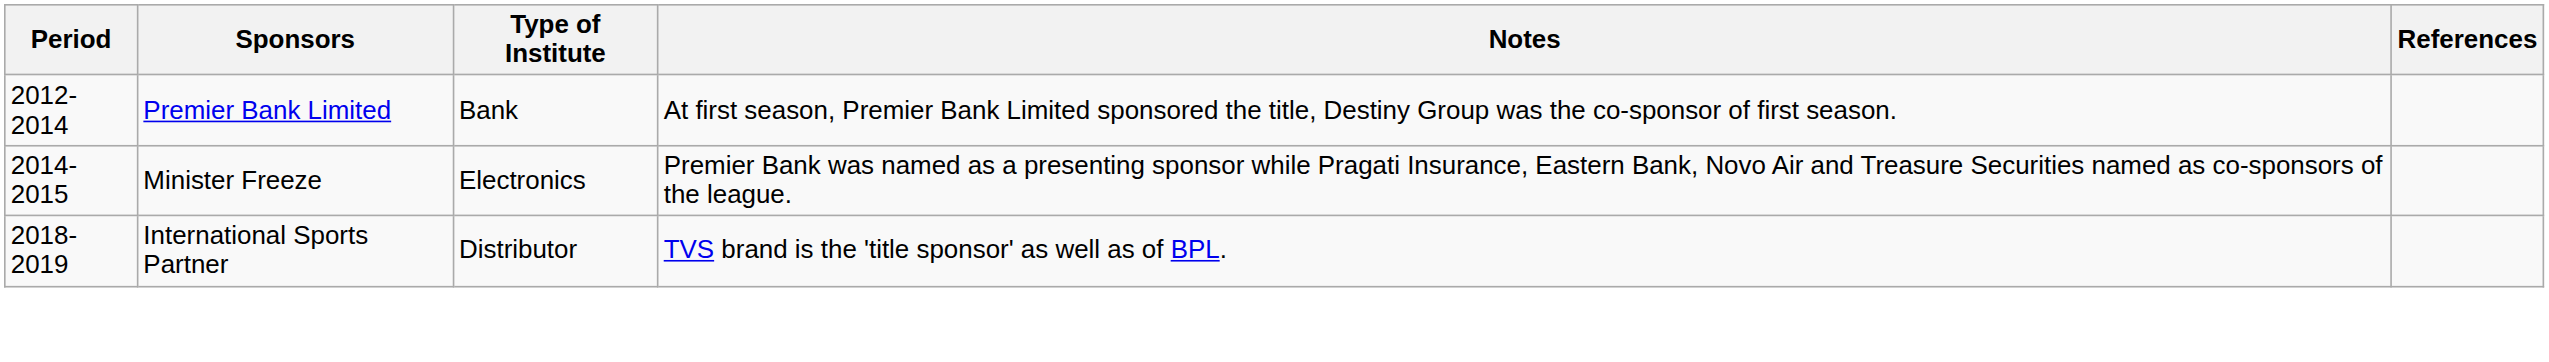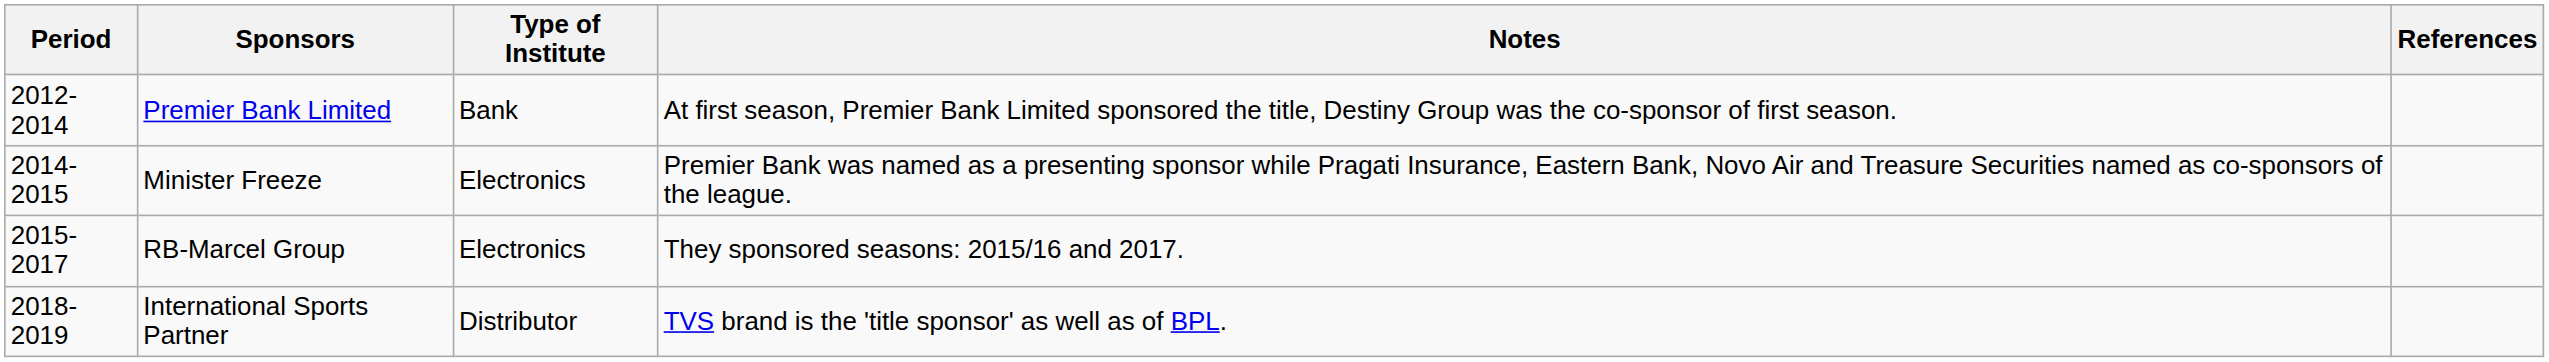+ row: (244, 250)
